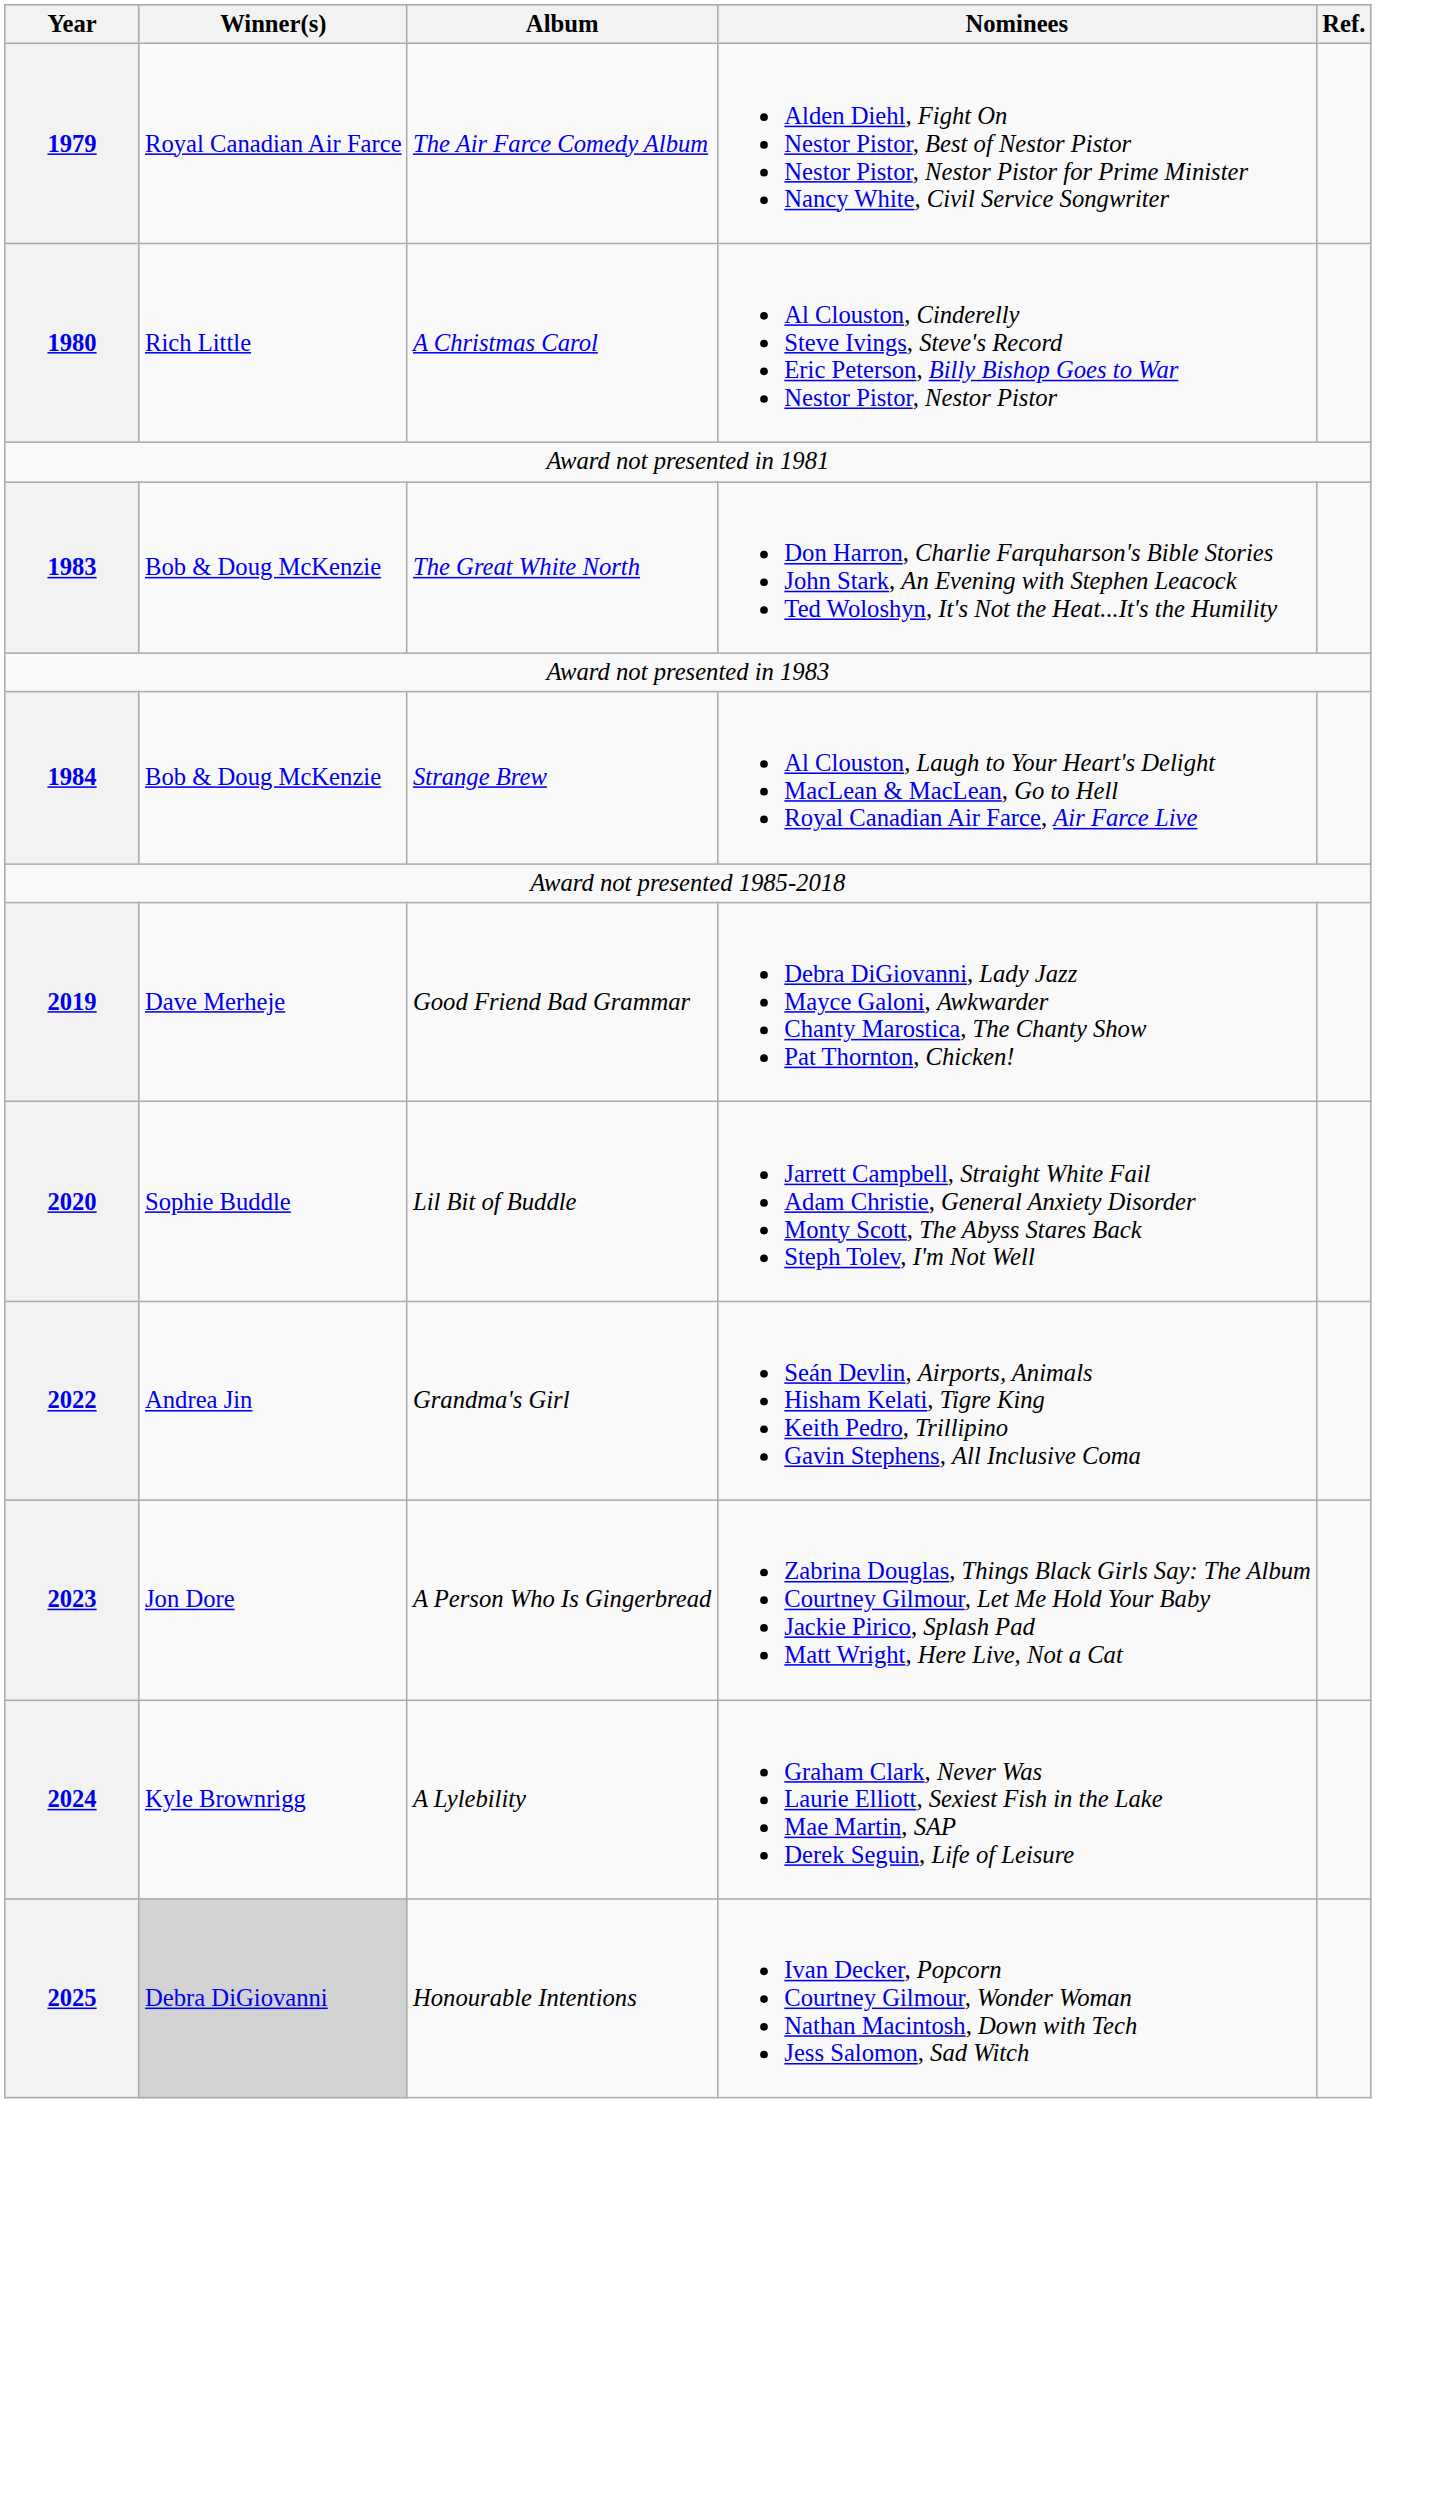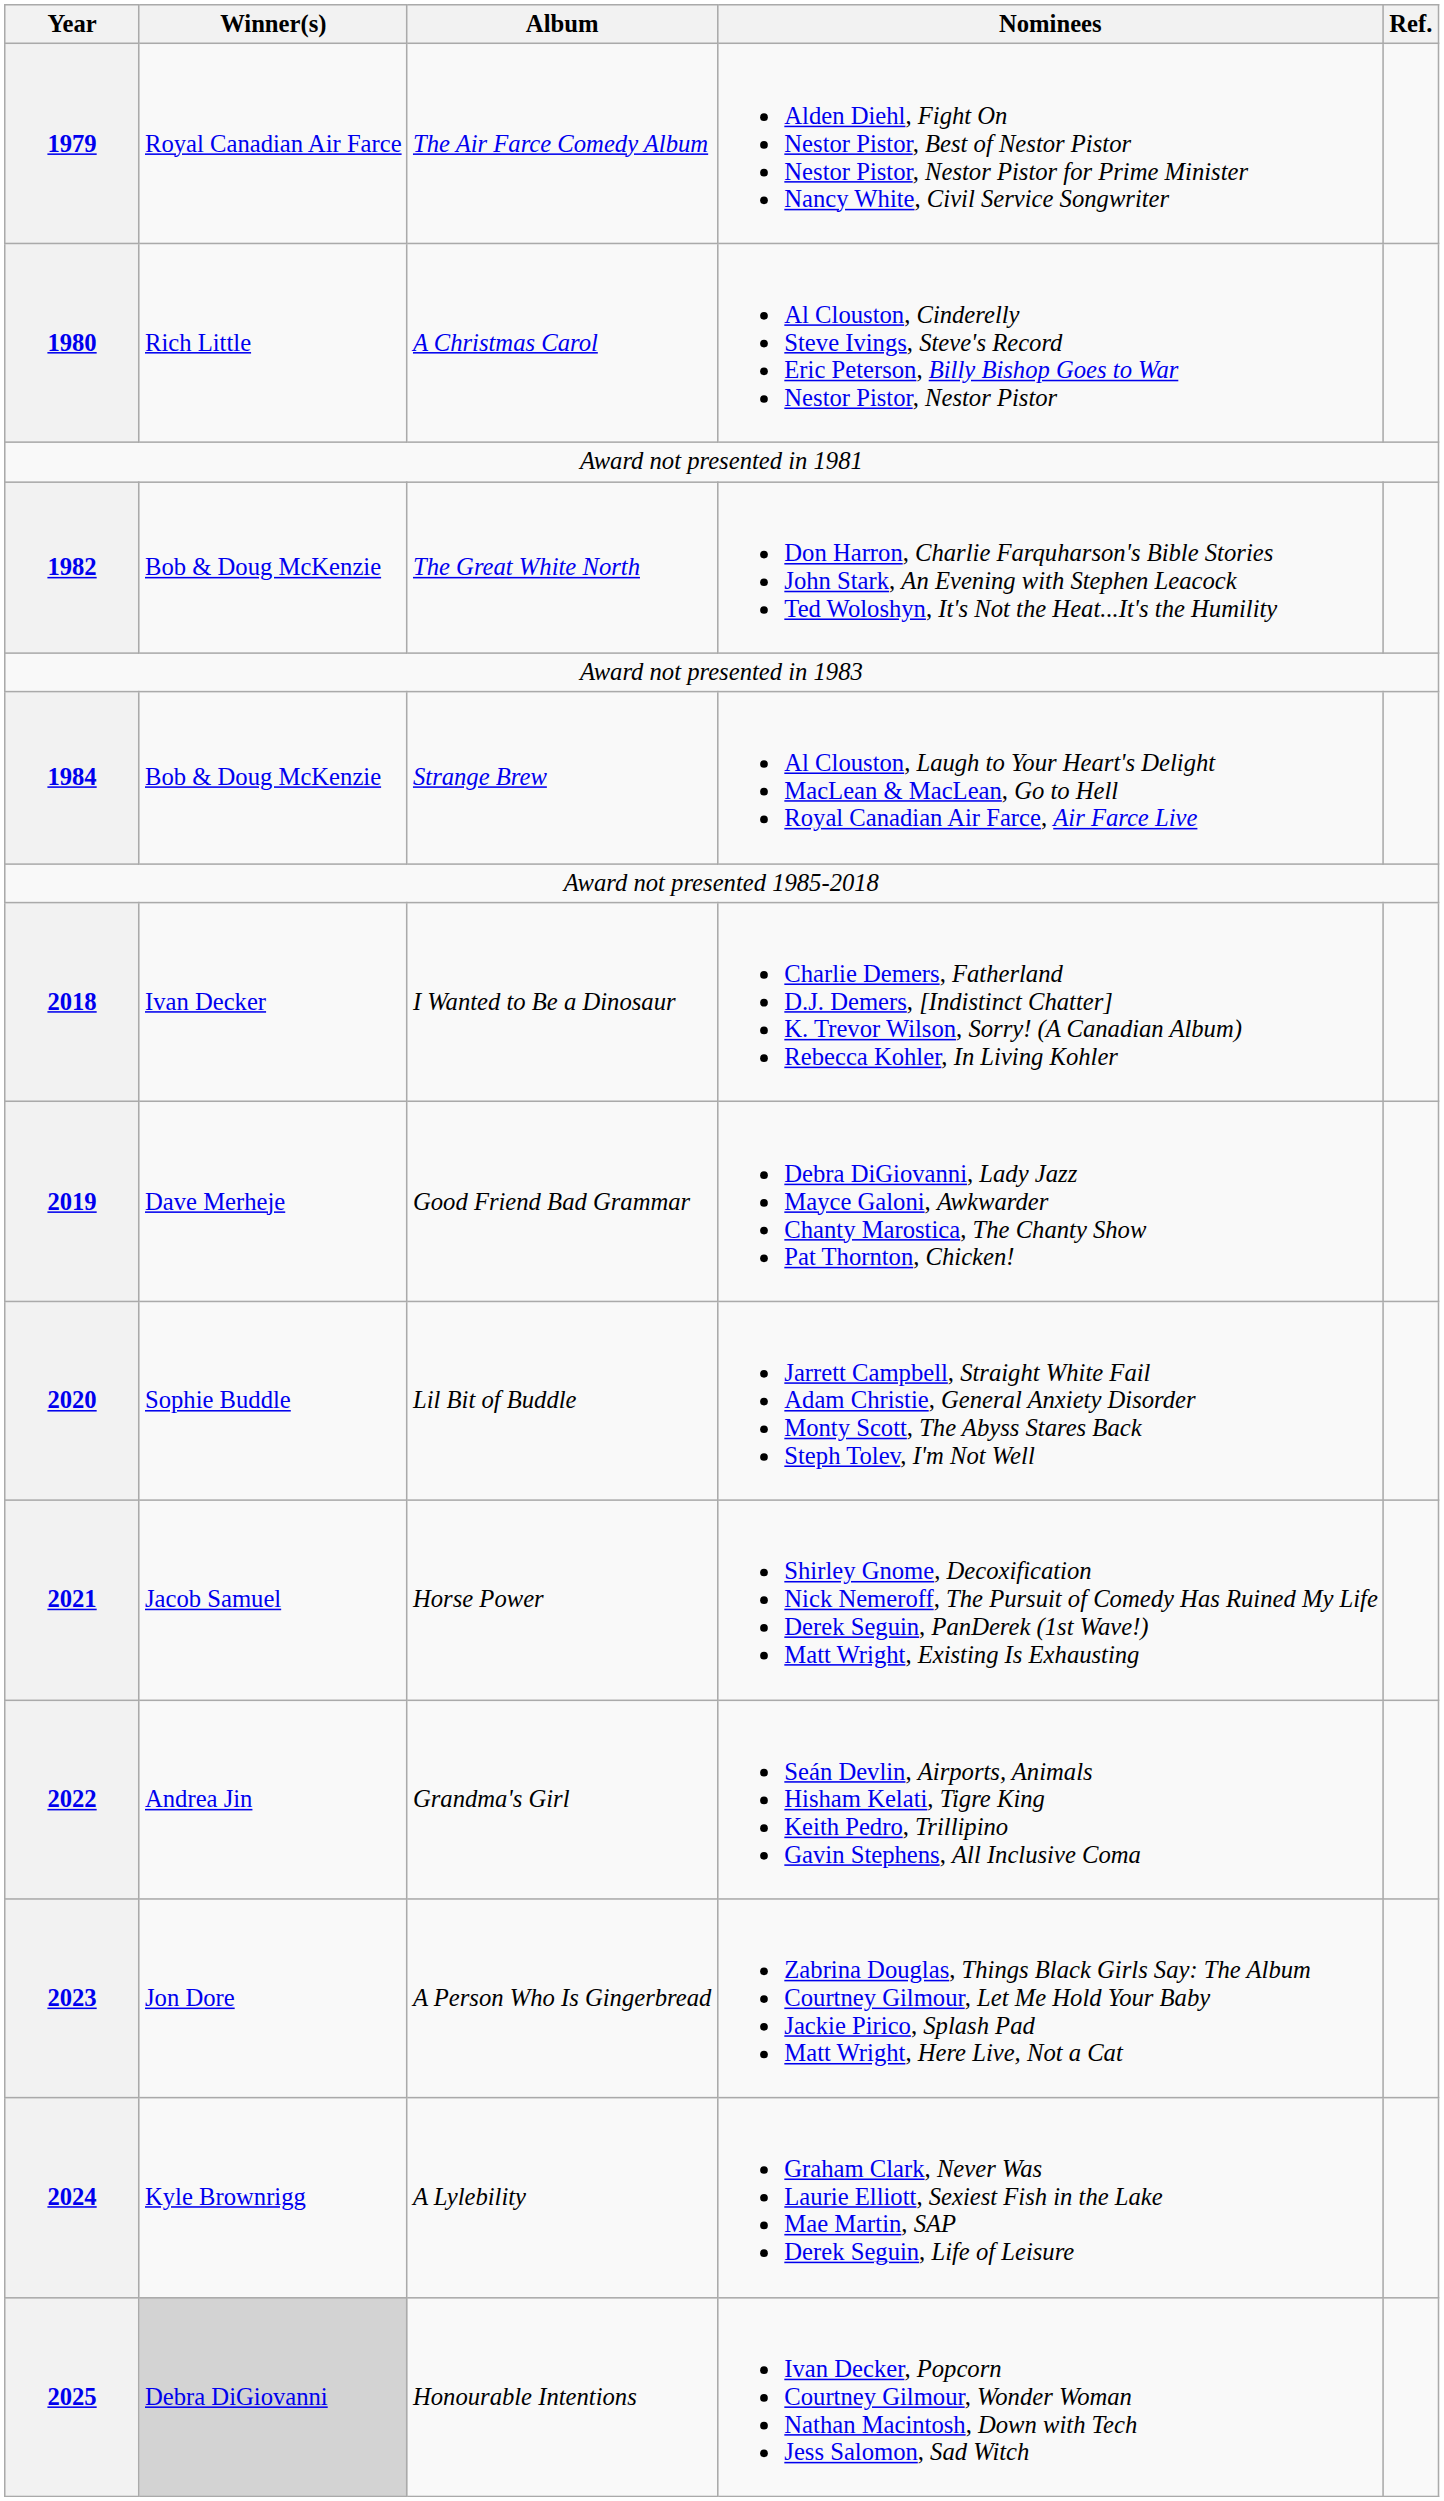(72, 566) 1983 -> (72, 566) 1982
+ row: (544, 1001)
+ row: (478, 1599)
